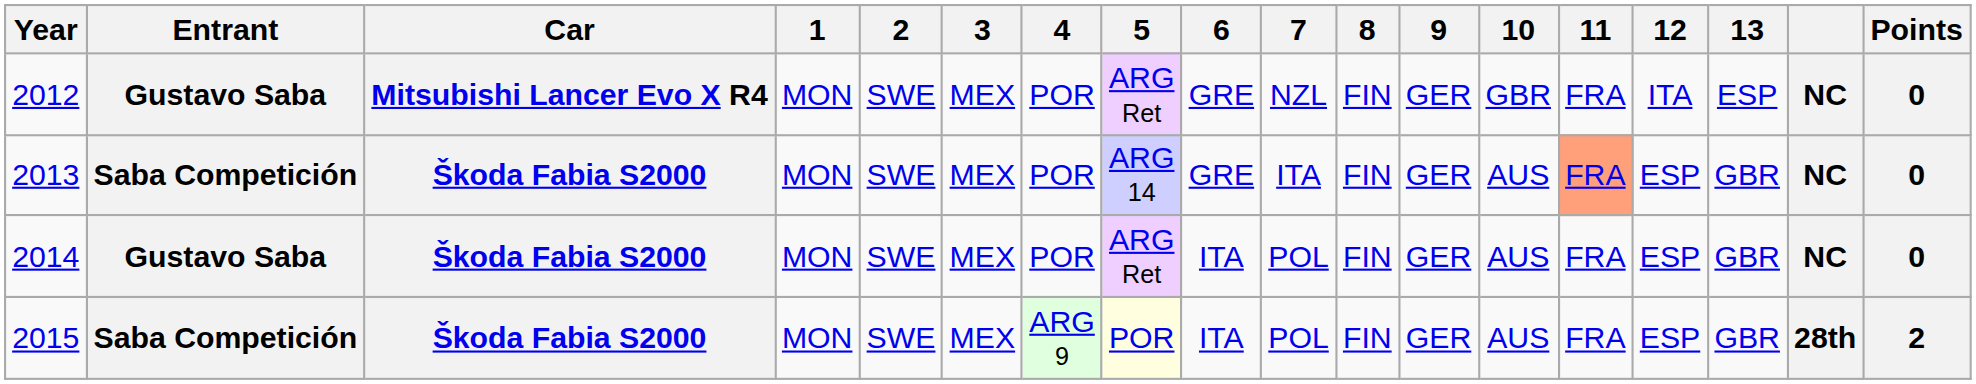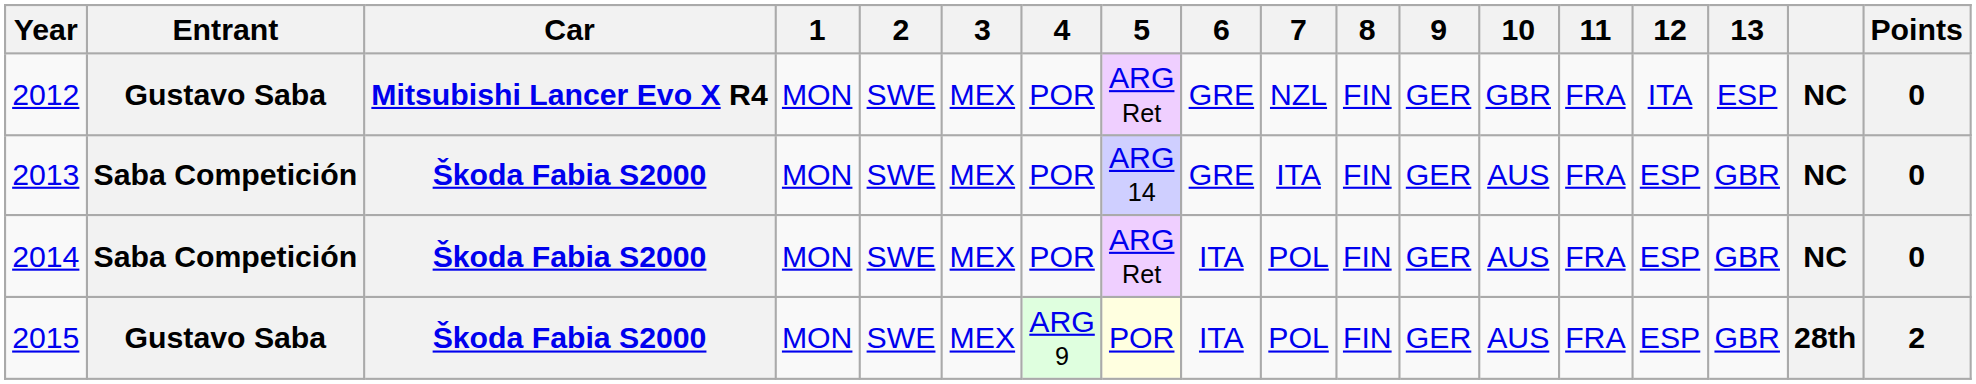(1595, 175) lightsalmon background -> (1595, 175) no background
(225, 257) Gustavo Saba -> (225, 257) Saba Competición
(225, 338) Saba Competición -> (225, 338) Gustavo Saba
